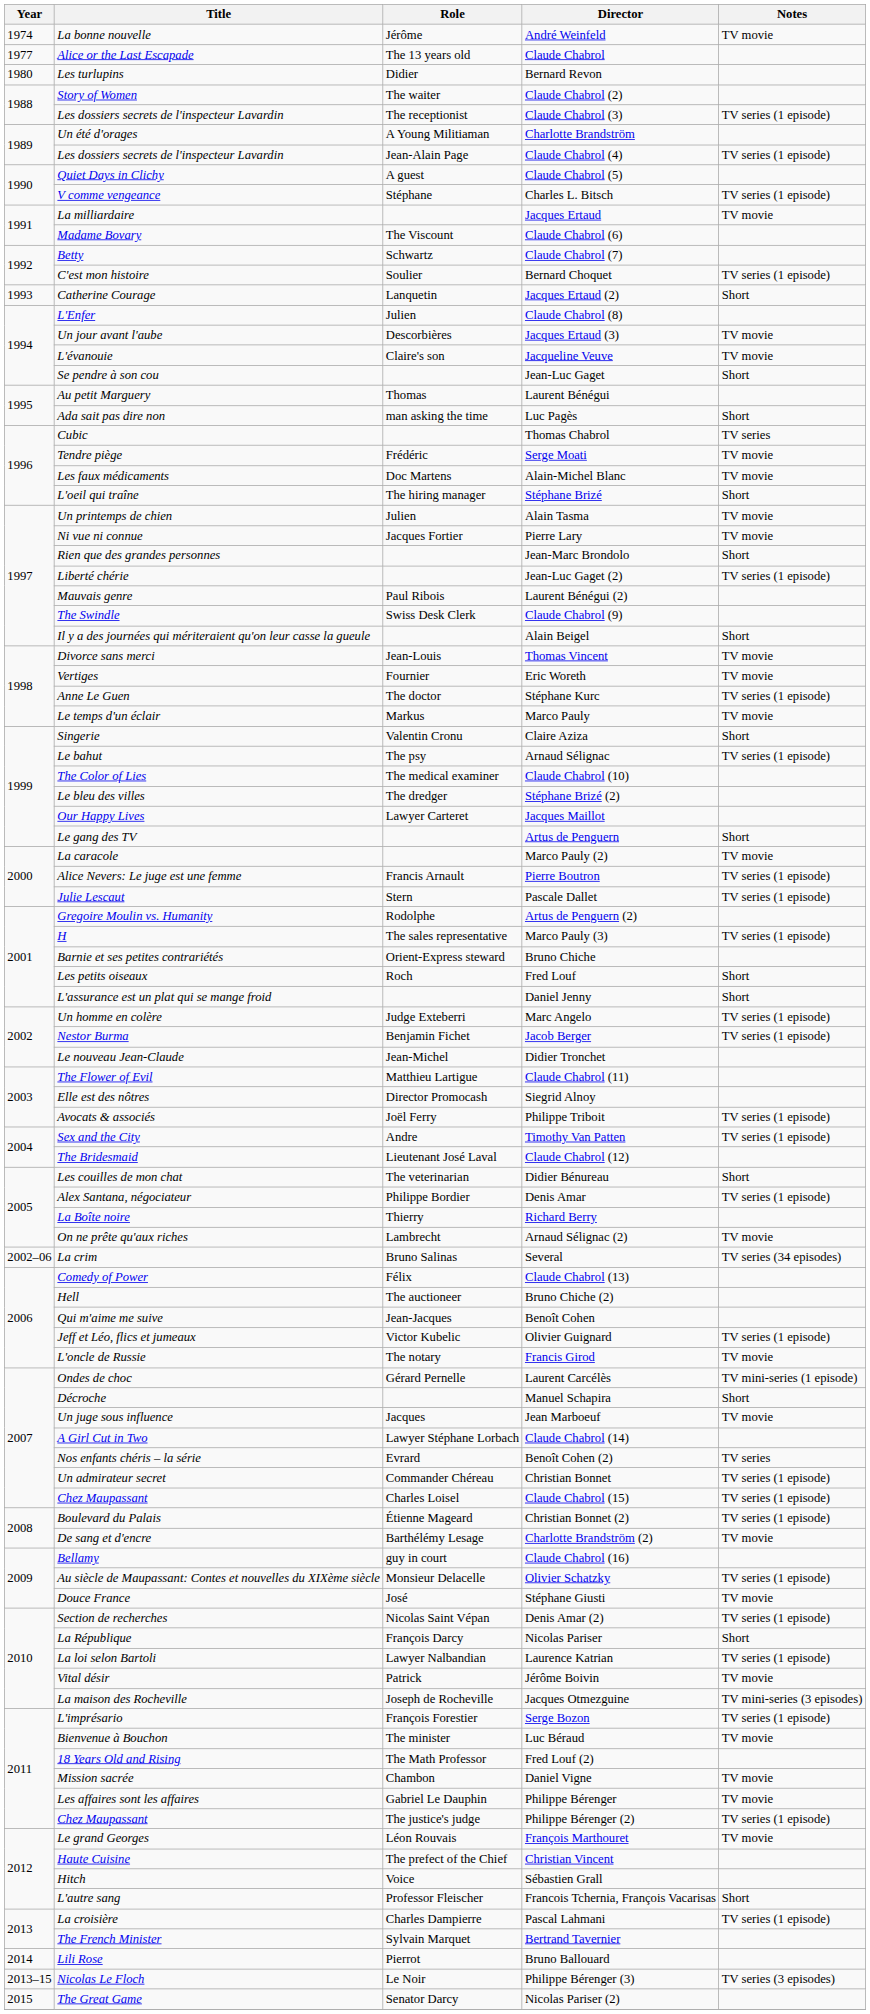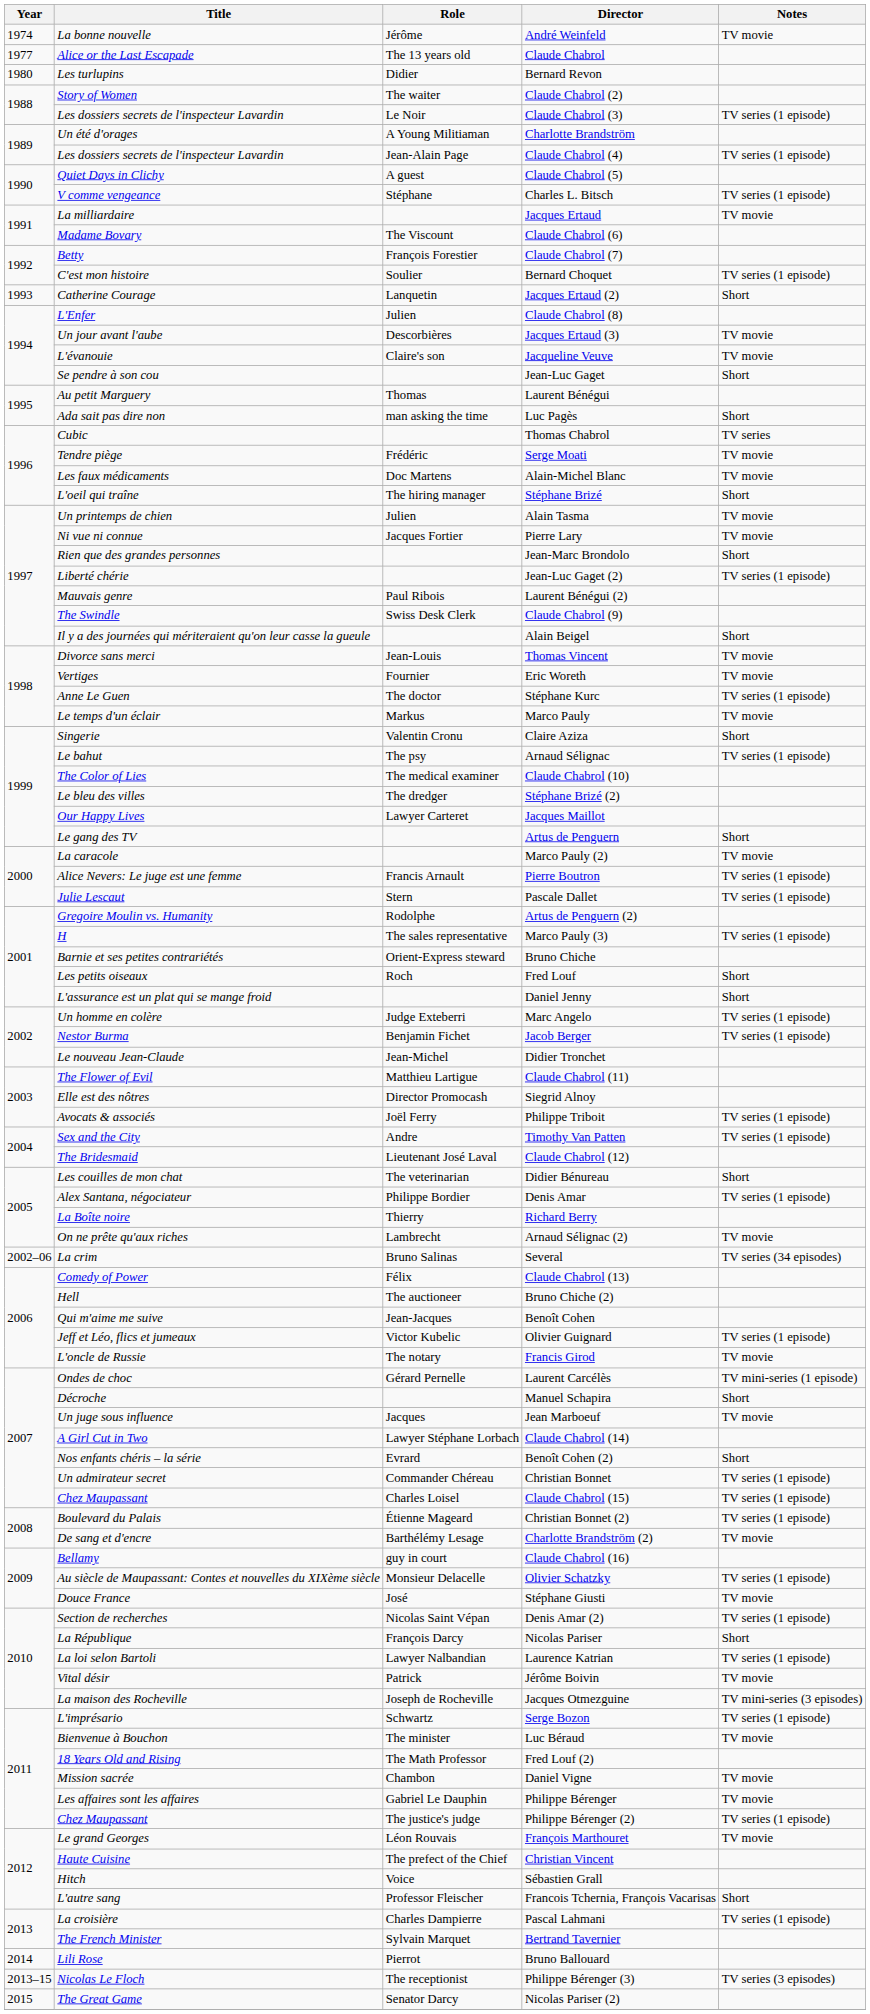(427, 114) The receptionist -> (406, 114) Le Noir
(409, 255) Schwartz -> (432, 255) François Forestier
(746, 1457) TV series -> (735, 1457) Short
(432, 1718) François Forestier -> (409, 1718) Schwartz
(406, 1979) Le Noir -> (427, 1979) The receptionist
